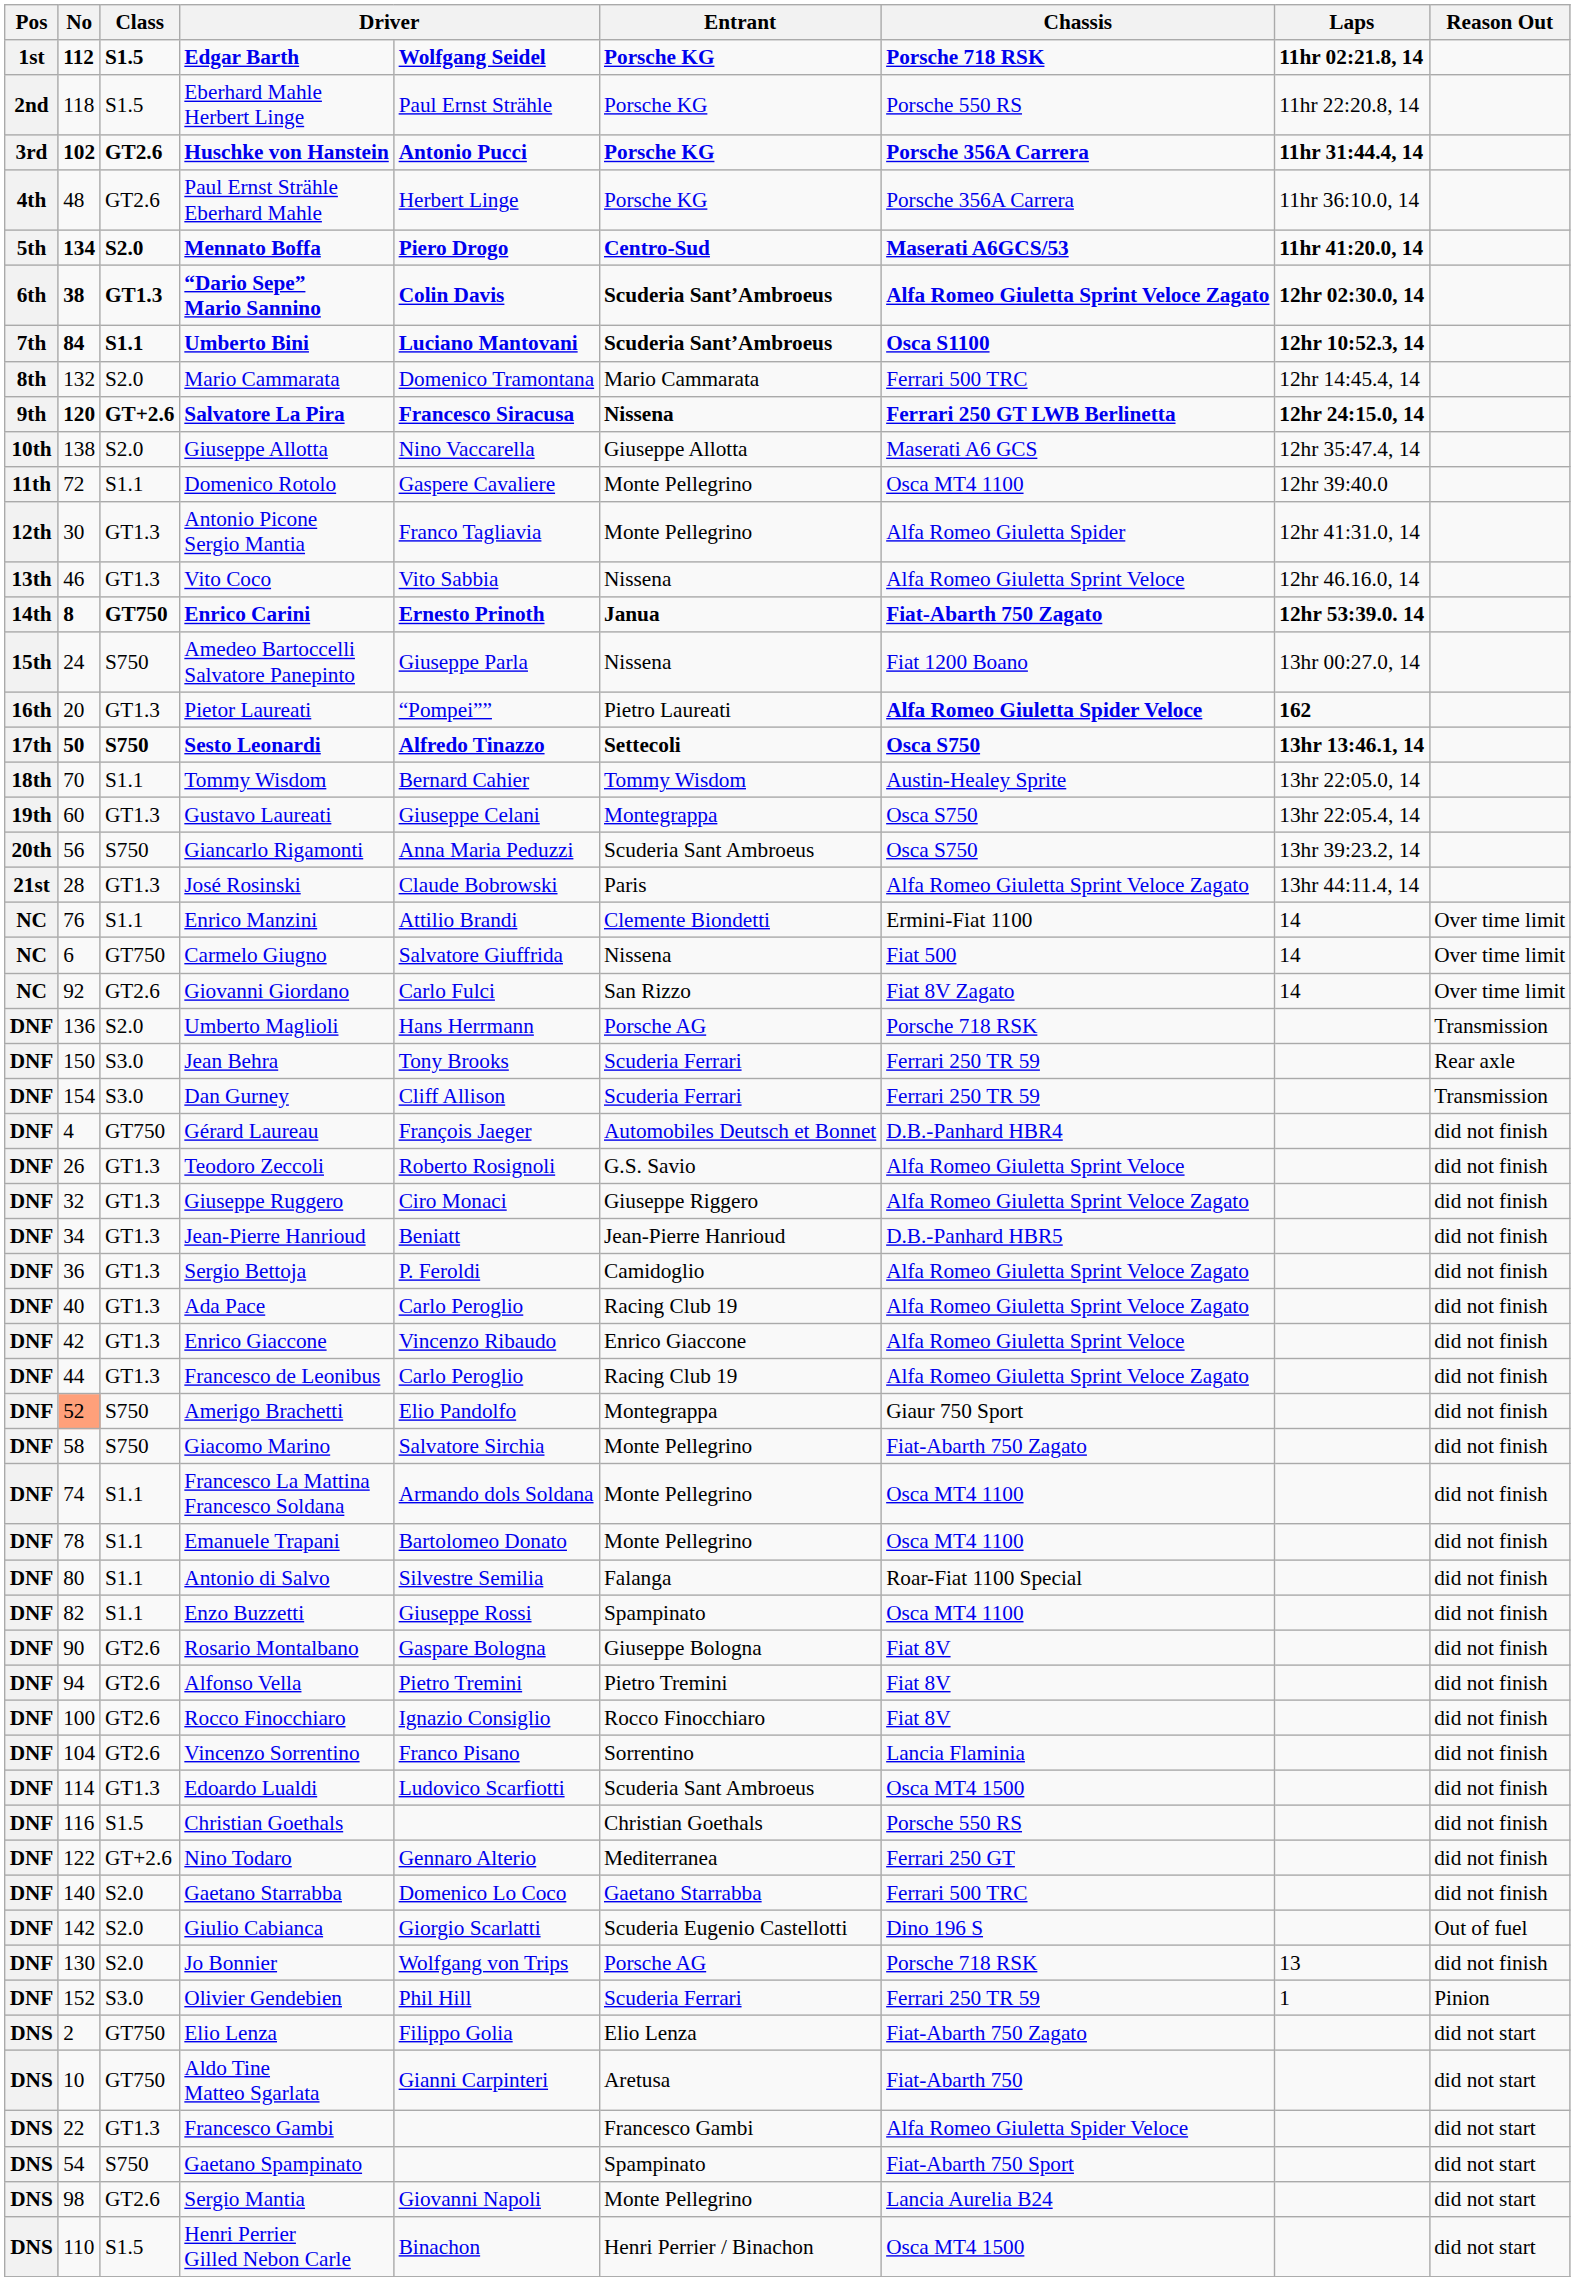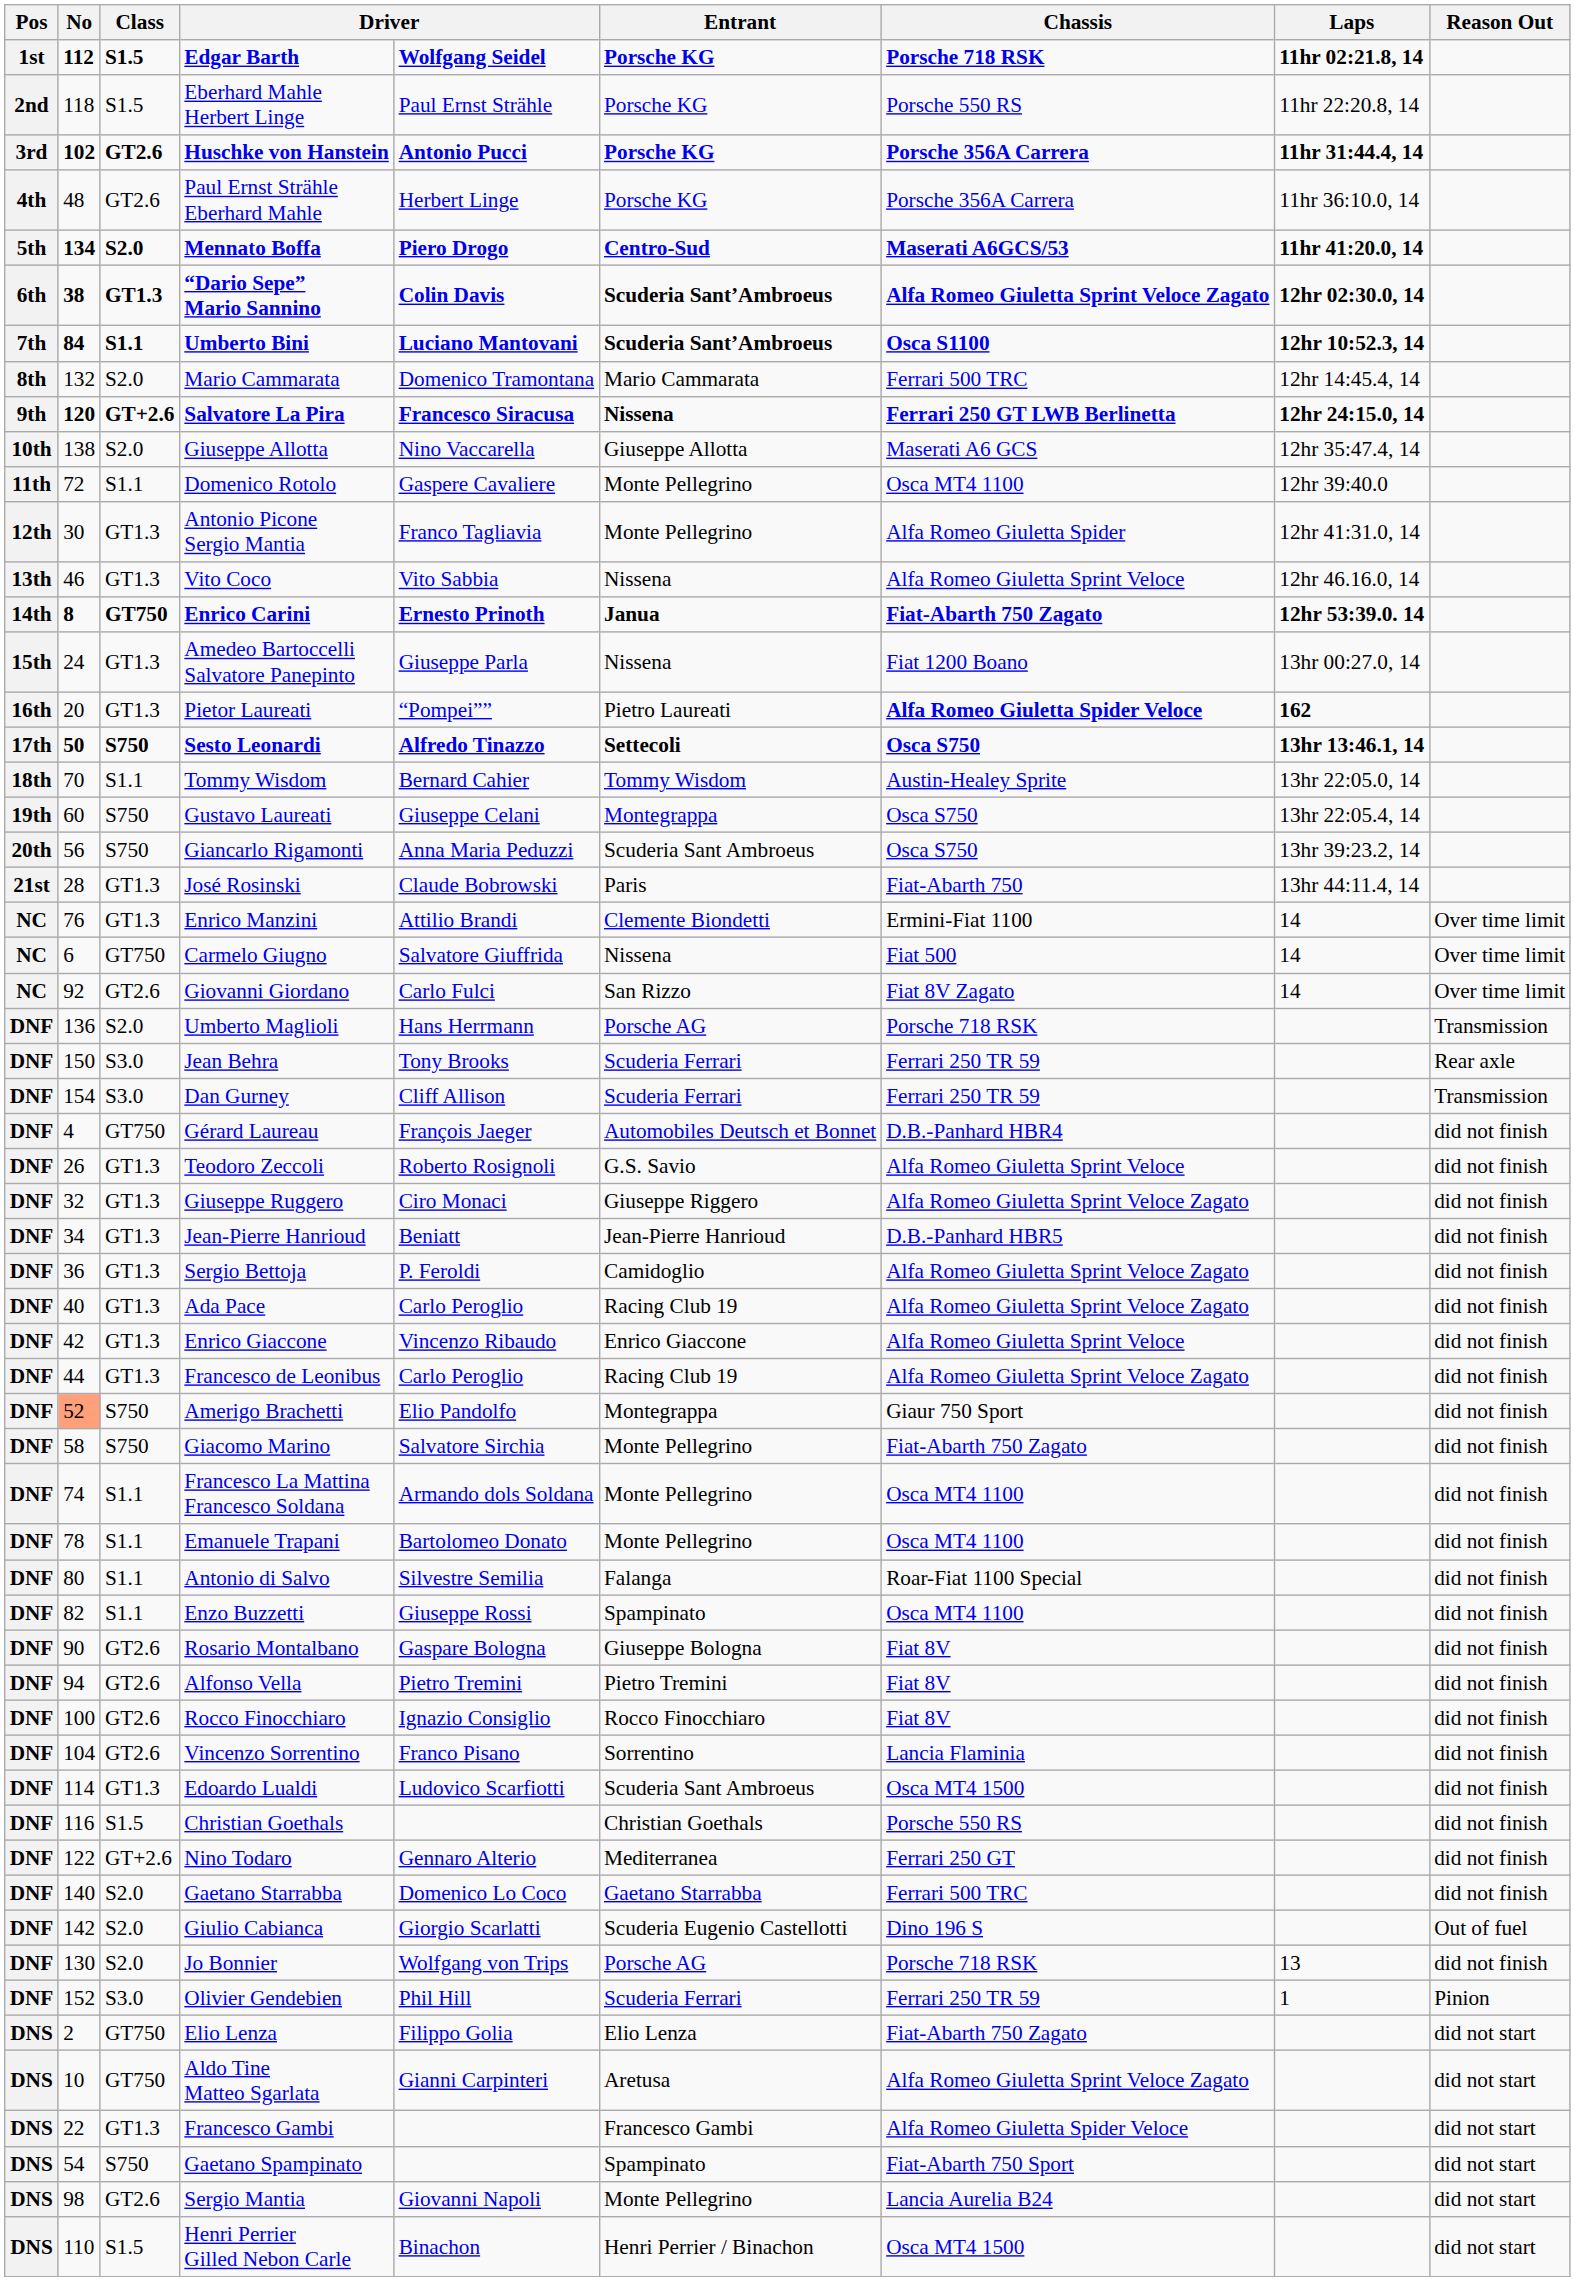(127, 661) S750 -> (132, 661) GT1.3
(132, 814) GT1.3 -> (127, 814) S750
(1068, 885) Alfa Romeo Giuletta Sprint Veloce Zagato -> (954, 885) Fiat-Abarth 750
(124, 920) S1.1 -> (132, 920) GT1.3
(954, 2080) Fiat-Abarth 750 -> (1068, 2080) Alfa Romeo Giuletta Sprint Veloce Zagato
